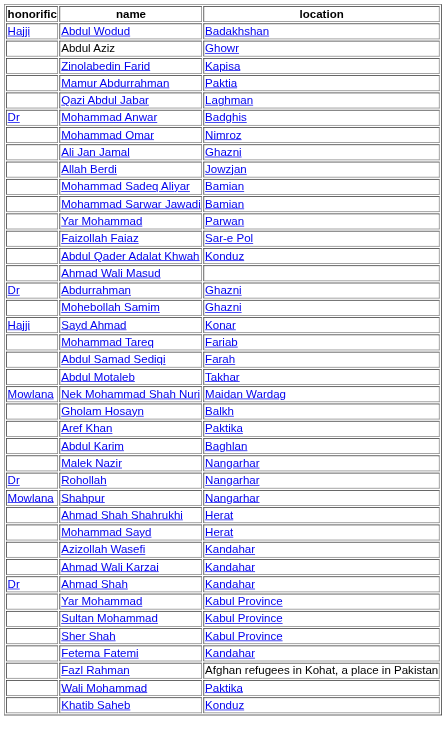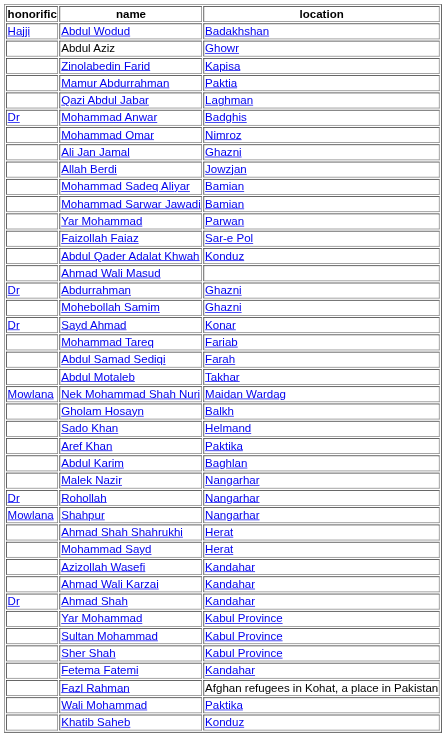(19, 325) Hajji -> (14, 325) Dr
+ row: (90, 428)
